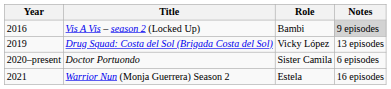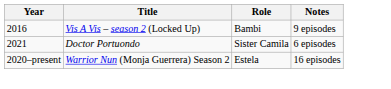(358, 28) lightgrey background -> (315, 28) no background
- row: (169, 44)
(34, 60) 2020–present -> (17, 44) 2021
(17, 76) 2021 -> (34, 60) 2020–present
